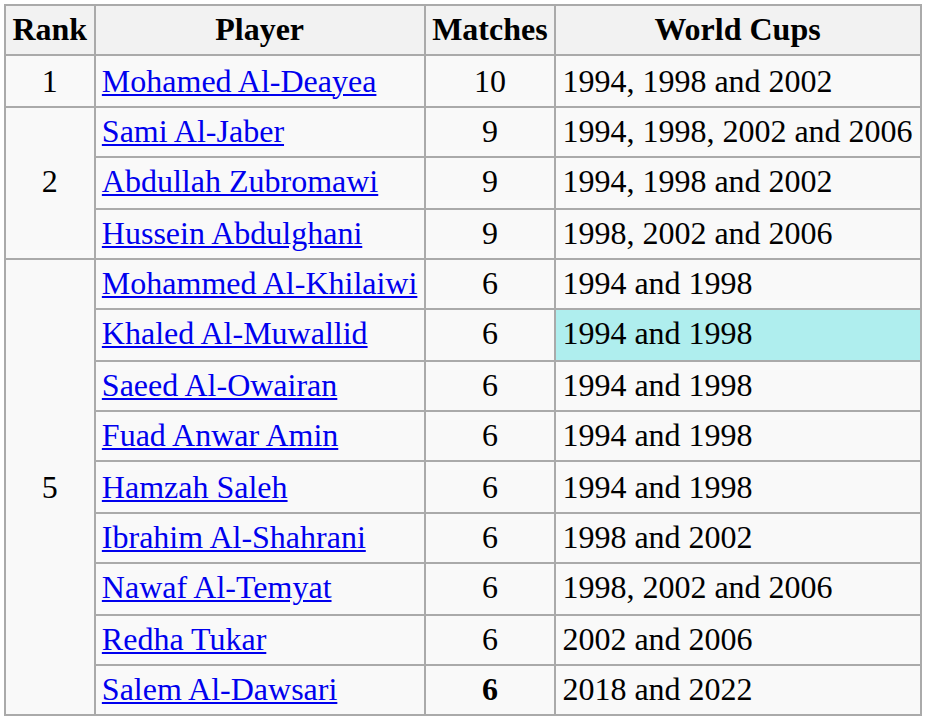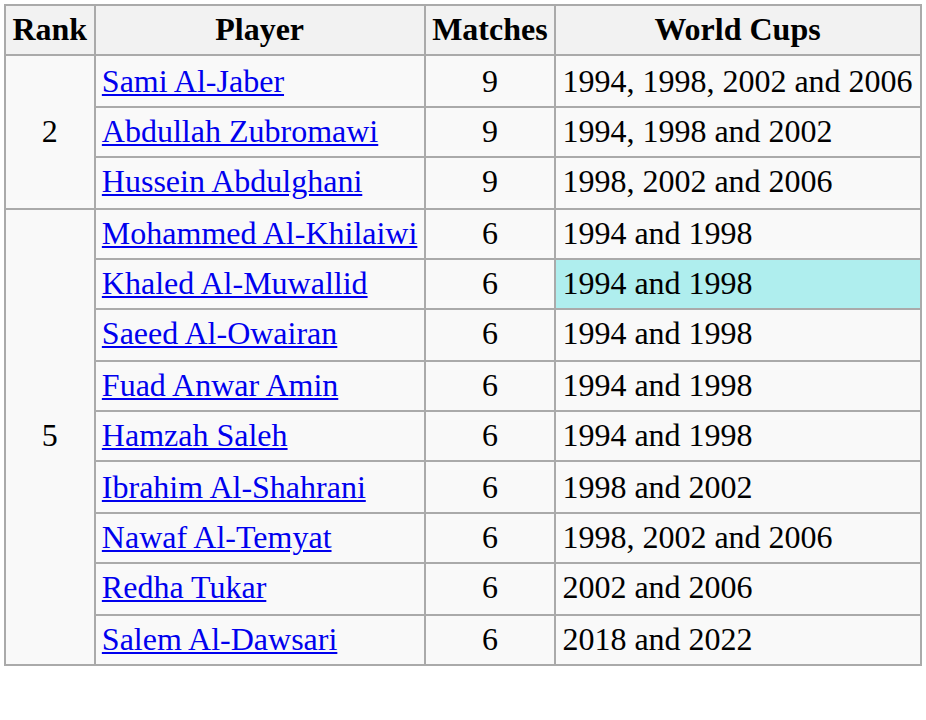- row: (239, 80)
(490, 689) bold -> (490, 638) normal
